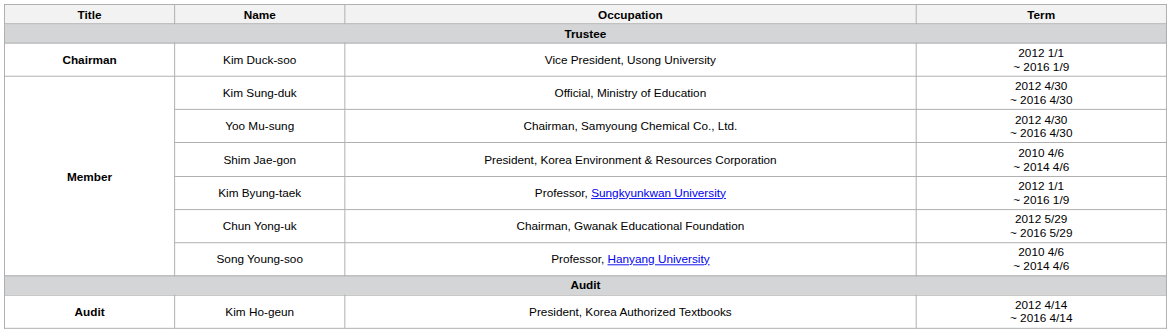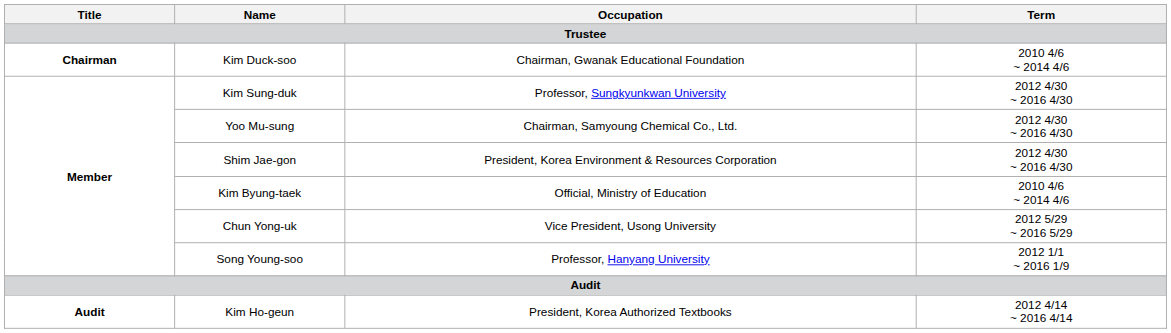(630, 60) Vice President, Usong University -> (630, 60) Chairman, Gwanak Educational Foundation
(1041, 60) 2012 1/1 ~ 2016 1/9 -> (1041, 60) 2010 4/6 ~ 2014 4/6
(630, 93) Official, Ministry of Education -> (630, 93) Professor, Sungkyunkwan University
(1041, 159) 2010 4/6 ~ 2014 4/6 -> (1041, 159) 2012 4/30 ~ 2016 4/30
(630, 192) Professor, Sungkyunkwan University -> (630, 192) Official, Ministry of Education
(1041, 192) 2012 1/1 ~ 2016 1/9 -> (1041, 192) 2010 4/6 ~ 2014 4/6
(630, 226) Chairman, Gwanak Educational Foundation -> (630, 226) Vice President, Usong University
(1041, 259) 2010 4/6 ~ 2014 4/6 -> (1041, 259) 2012 1/1 ~ 2016 1/9
